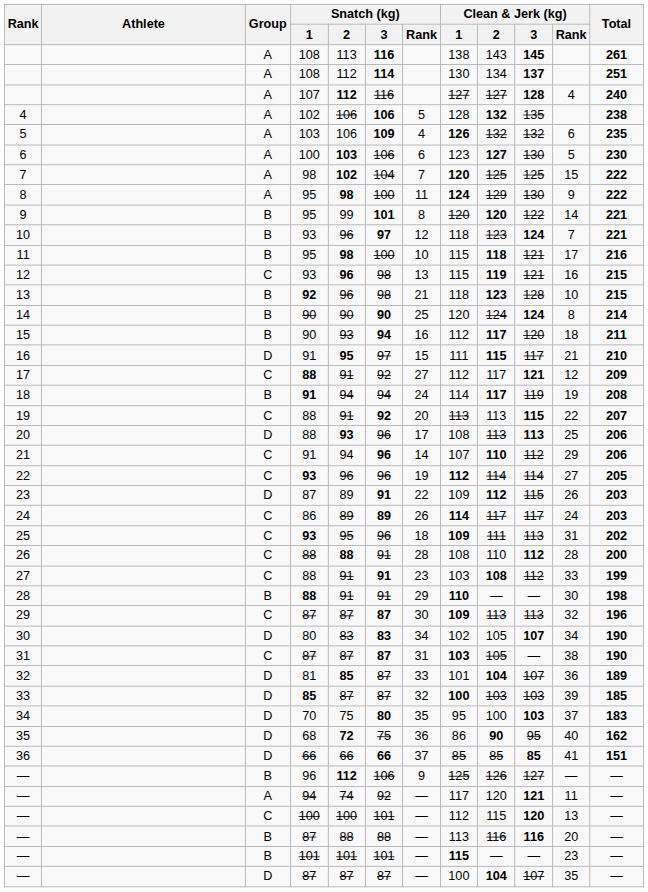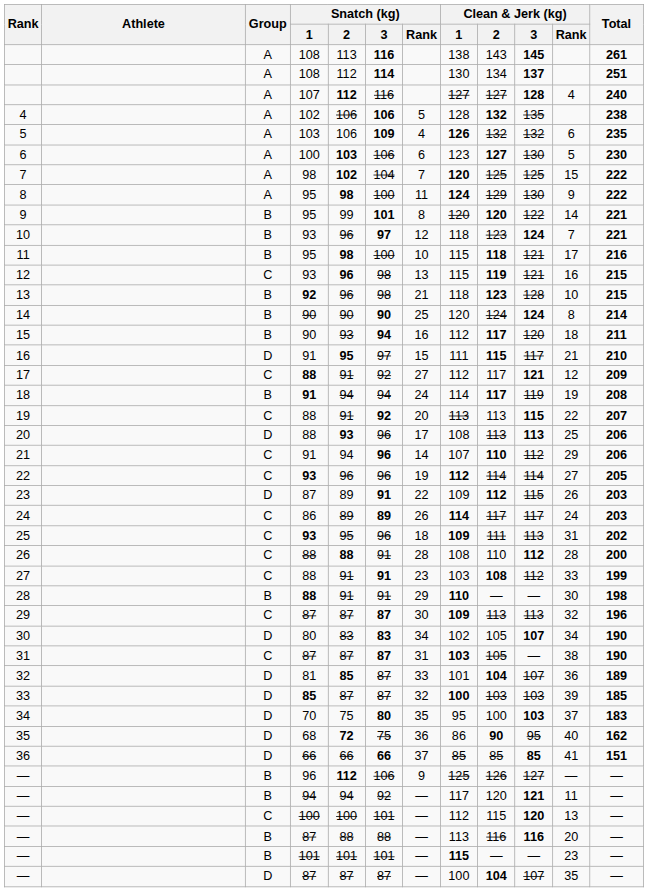(268, 796) A -> (268, 796) B
(347, 796) 74 -> (347, 796) 94
